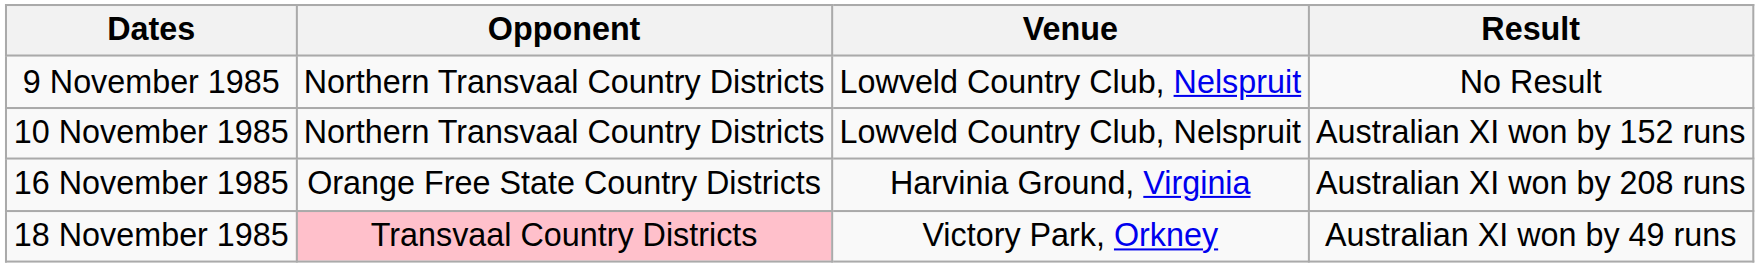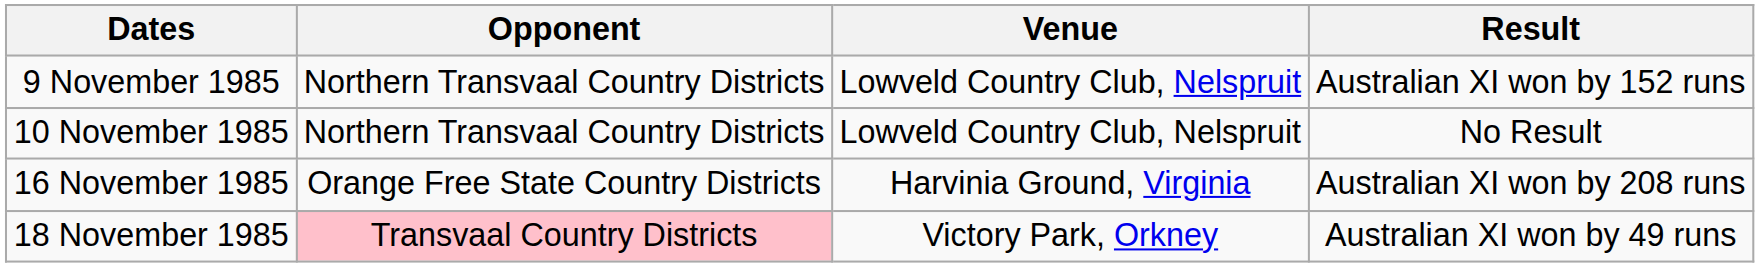(1531, 81) No Result -> (1531, 81) Australian XI won by 152 runs
(1531, 132) Australian XI won by 152 runs -> (1531, 132) No Result
